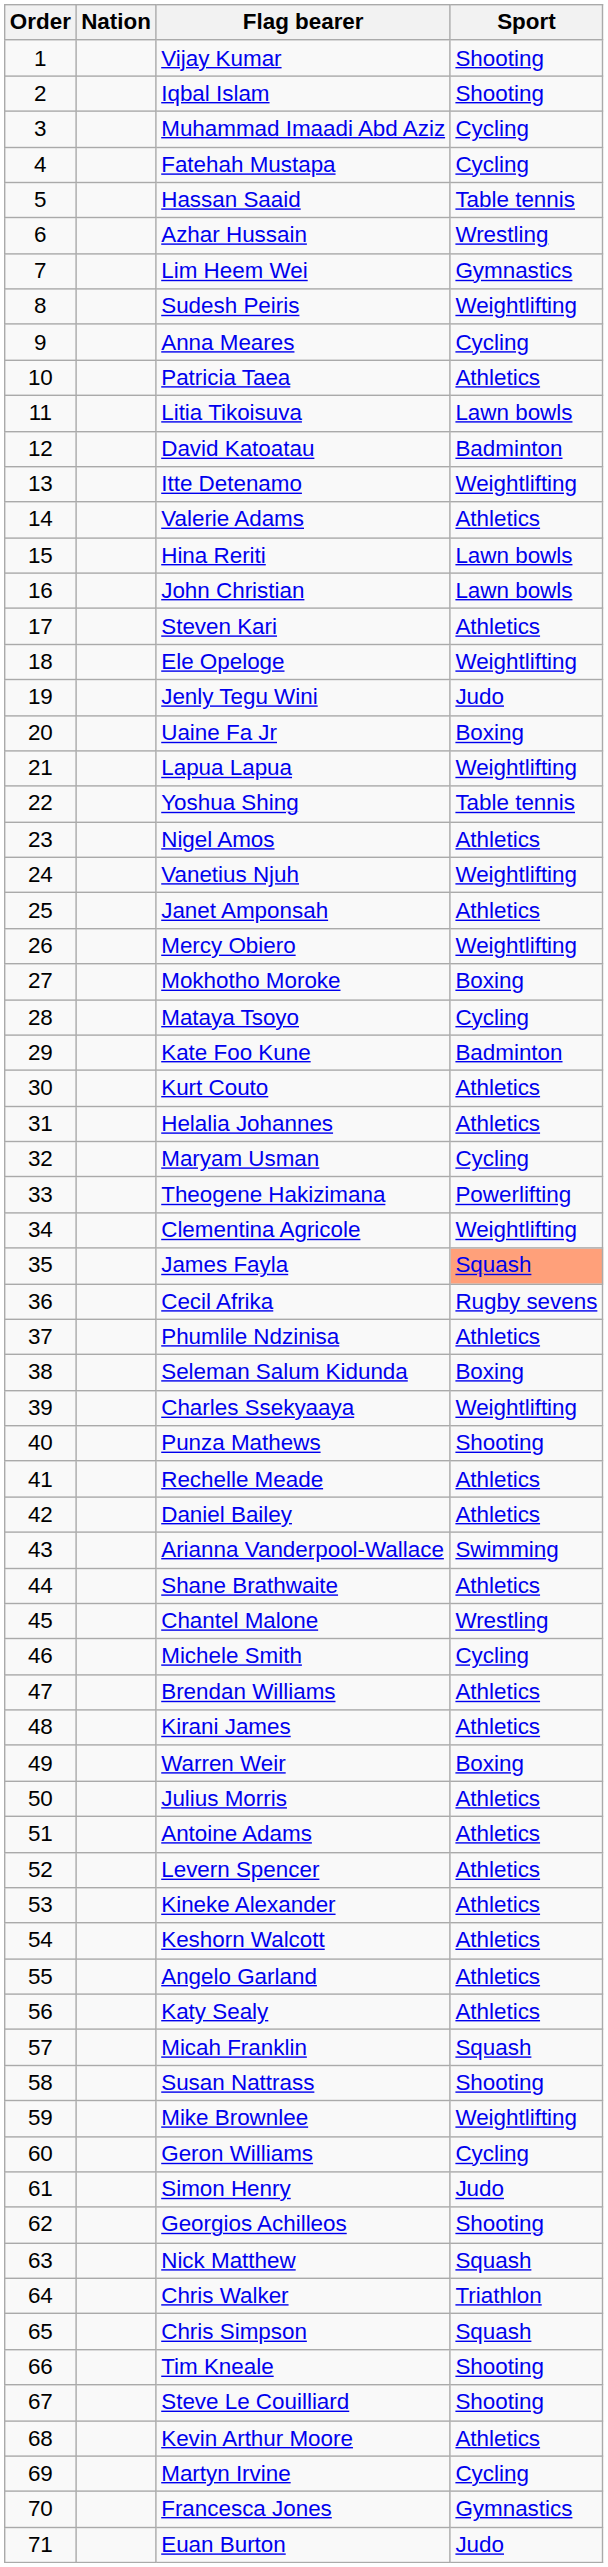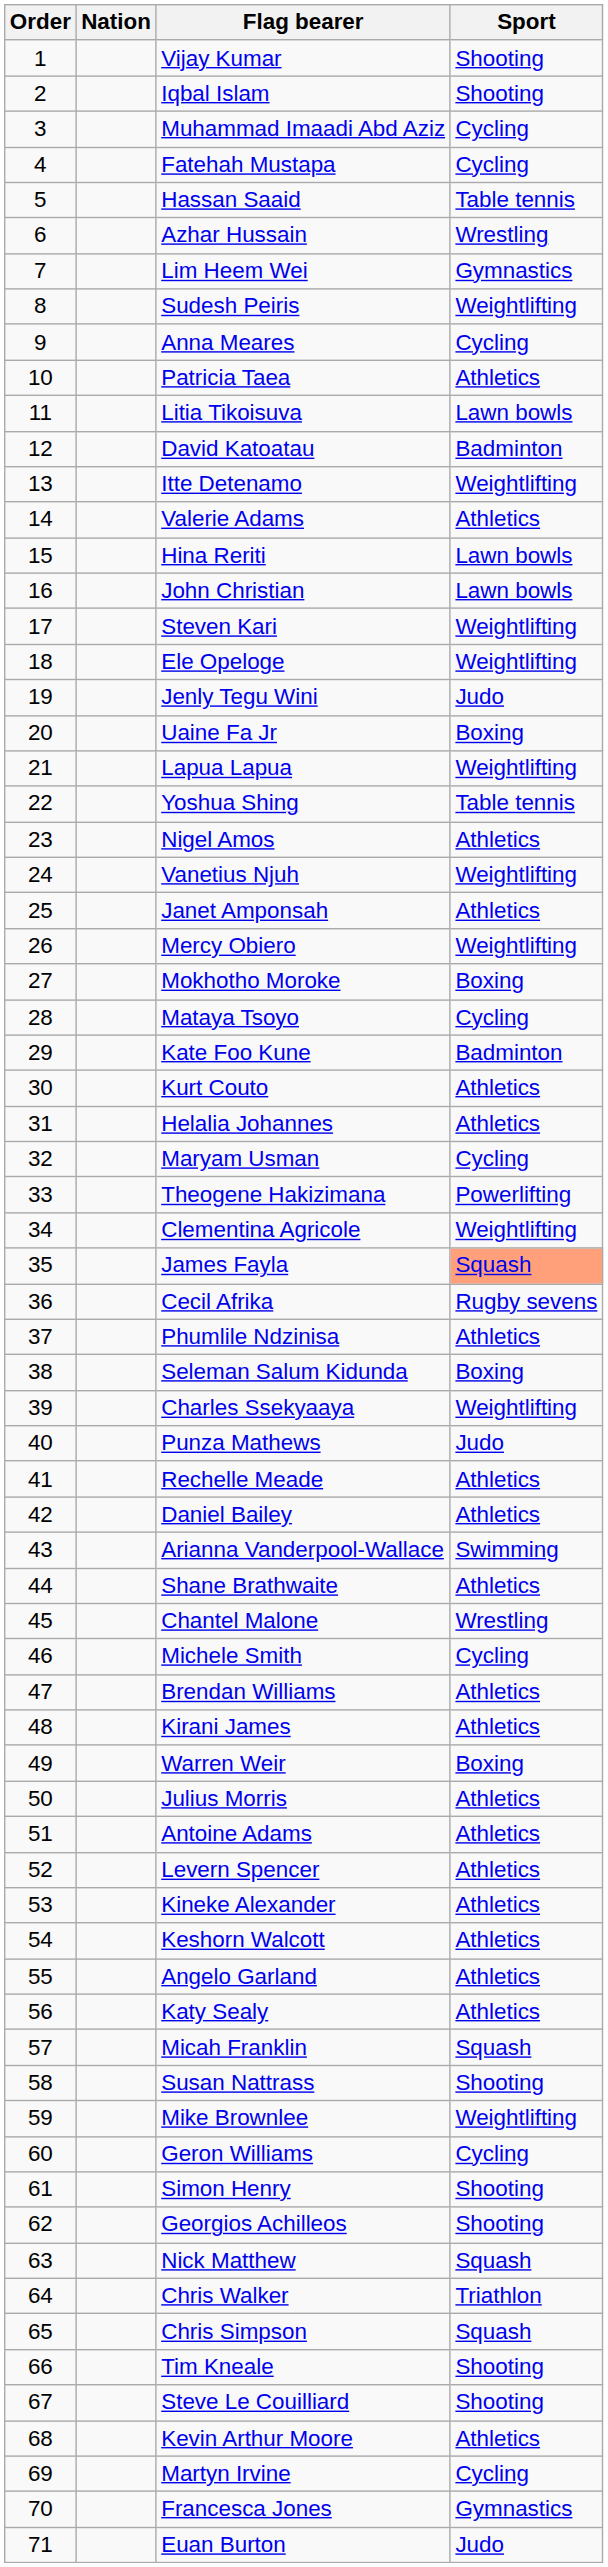(498, 626) Athletics -> (516, 626) Weightlifting
(500, 1443) Shooting -> (480, 1443) Judo
(480, 2189) Judo -> (500, 2189) Shooting
